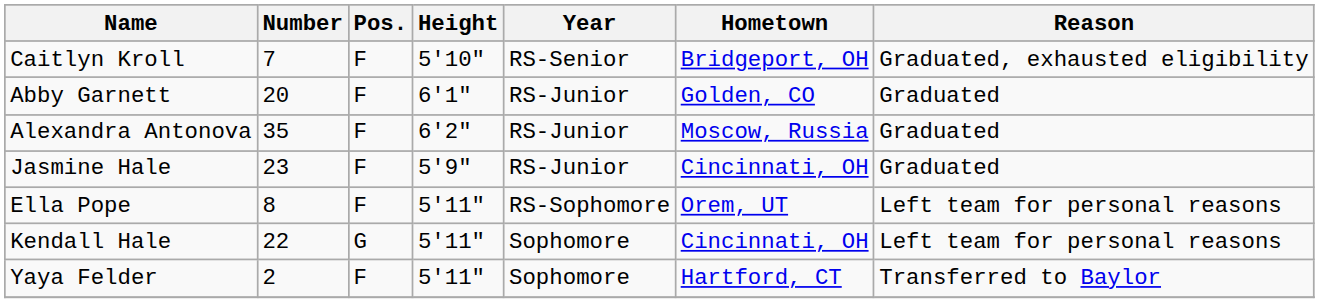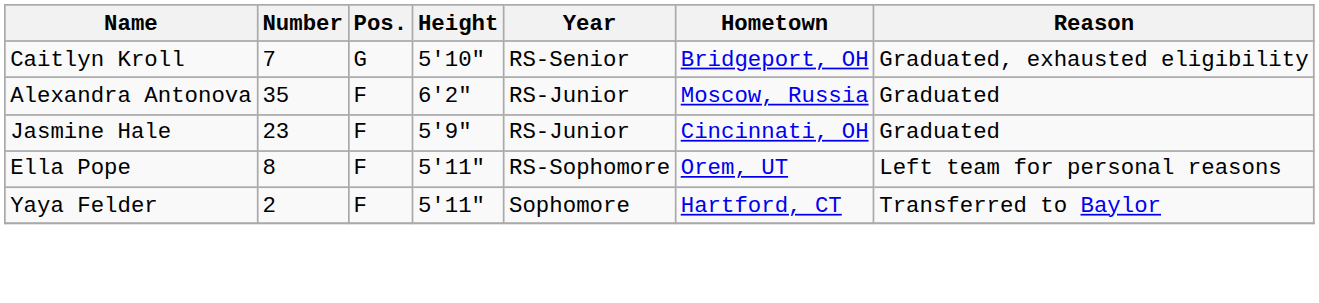(360, 60) F -> (360, 60) G
- row: (91, 96)
- row: (91, 242)
